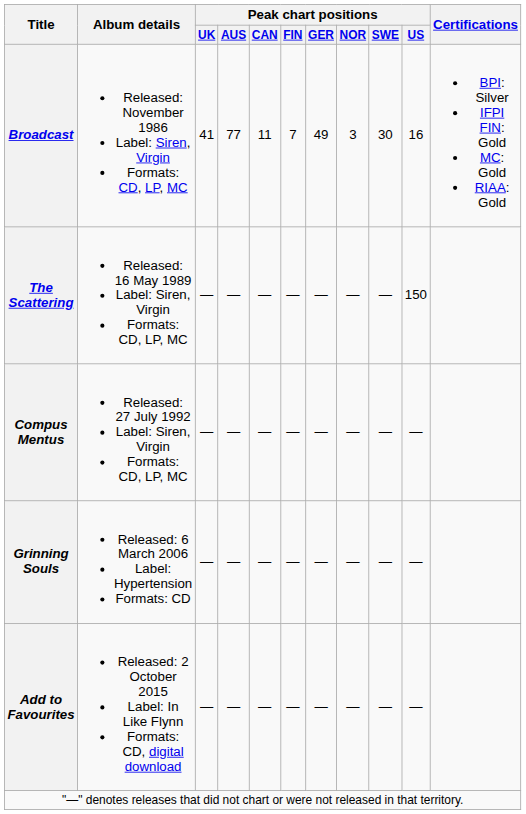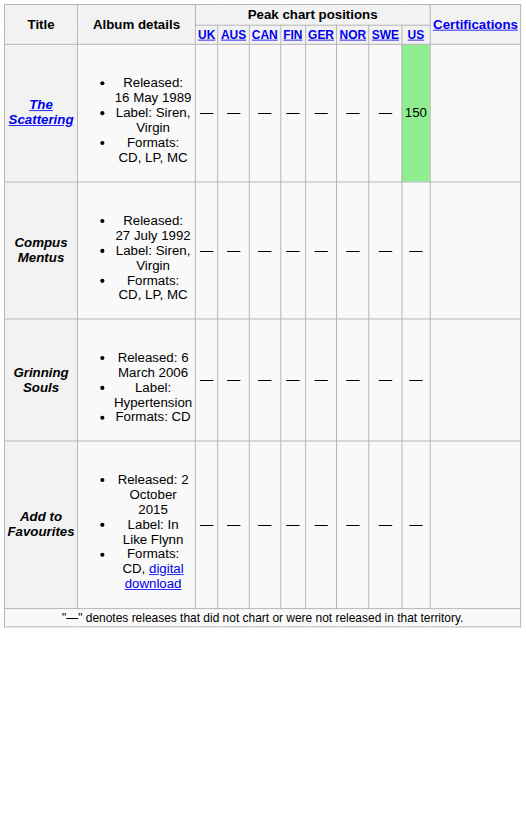- row: (41, 135)
(416, 295) no background -> (416, 113) lightgreen background
